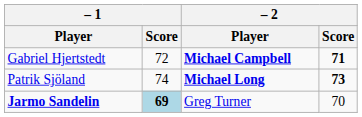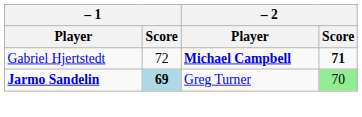- row: (46, 79)
(338, 101) no background -> (338, 79) lightgreen background
